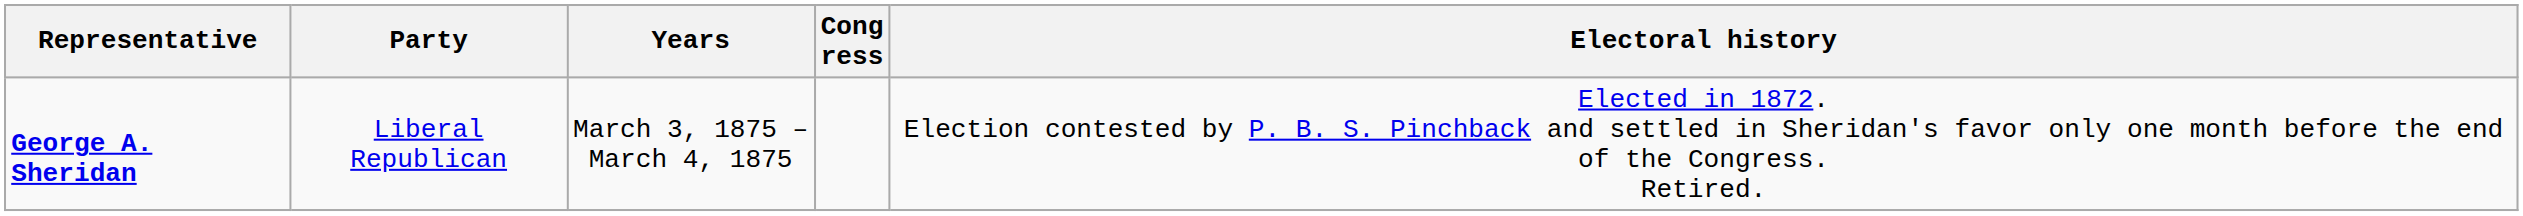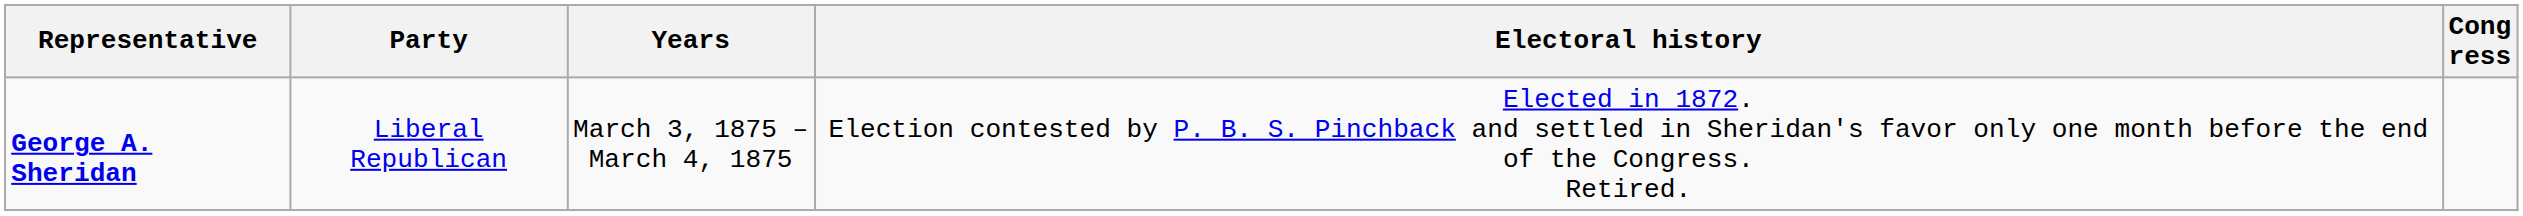columns swapped: (852, 41) <-> (1704, 41)
